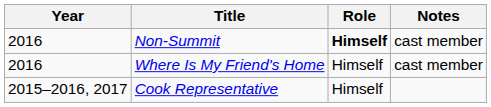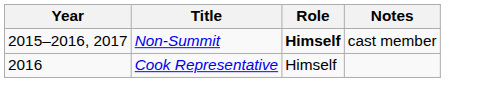(25, 41) 2016 -> (68, 41) 2015–2016, 2017
- row: (230, 65)
(68, 89) 2015–2016, 2017 -> (25, 65) 2016
